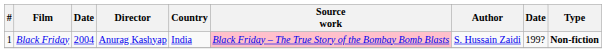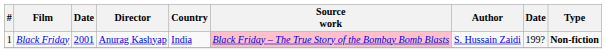(84, 39) 2004 -> (84, 39) 2001
